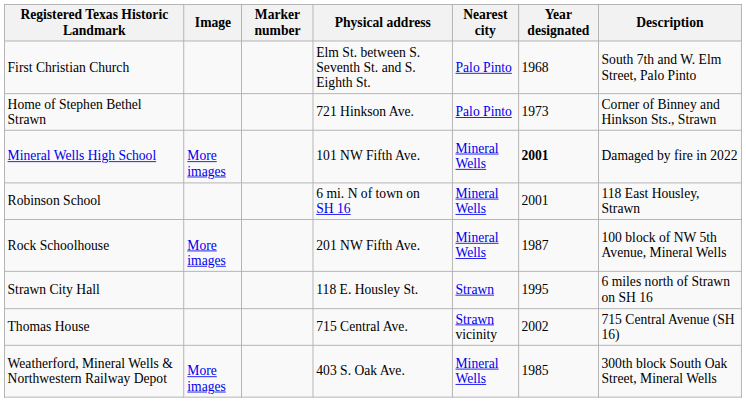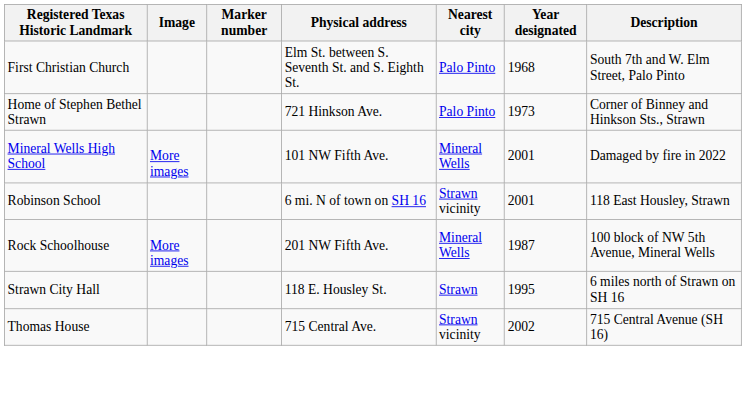(535, 156) bold -> (521, 156) normal
(477, 201) Mineral Wells -> (460, 201) Strawn vicinity
- row: (90, 371)
